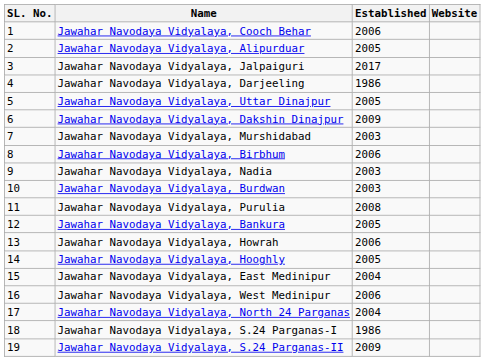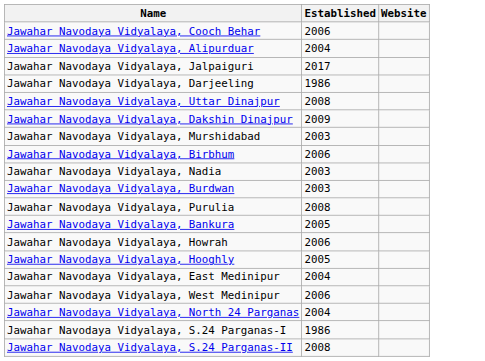- column: (30, 13)
(368, 48) 2005 -> (317, 48) 2004
(368, 101) 2005 -> (317, 101) 2008
(368, 347) 2009 -> (317, 347) 2008
